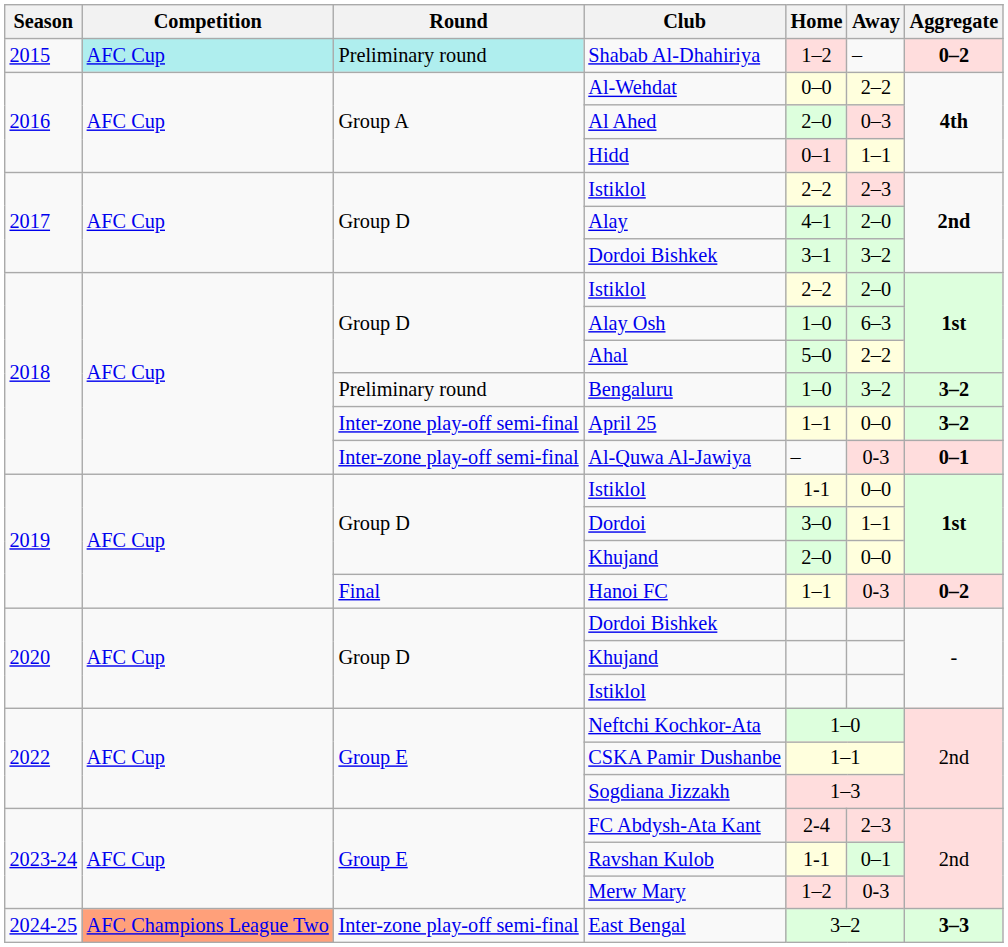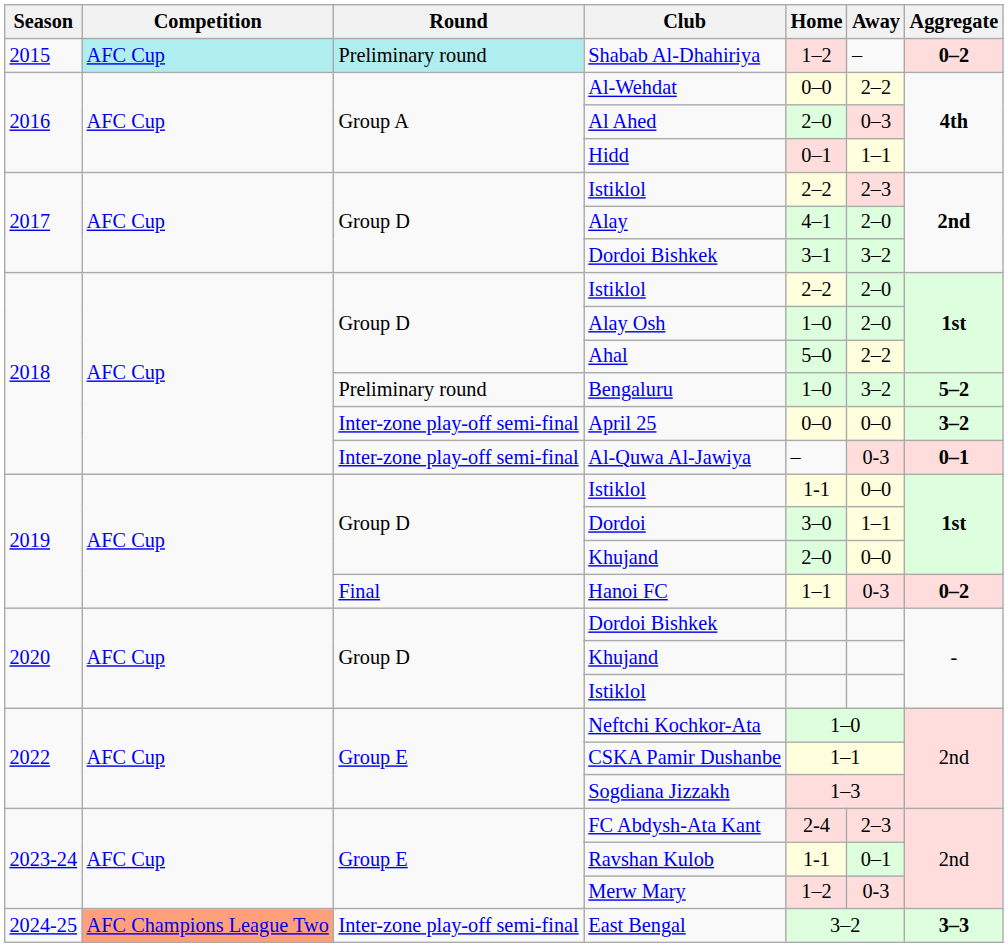(876, 323) 6–3 -> (876, 323) 2–0
(954, 389) 3–2 -> (954, 389) 5–2
(816, 423) 1–1 -> (816, 423) 0–0
